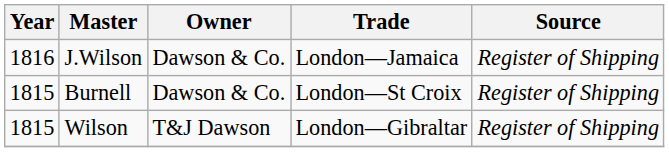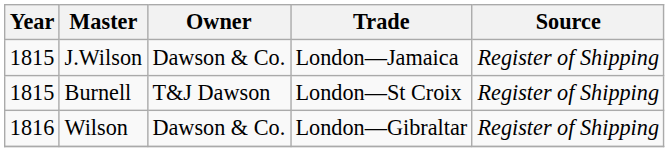(32, 57) 1816 -> (32, 57) 1815
(219, 92) Dawson & Co. -> (211, 92) T&J Dawson
(32, 127) 1815 -> (32, 127) 1816
(211, 127) T&J Dawson -> (219, 127) Dawson & Co.
